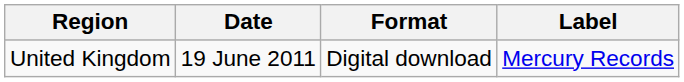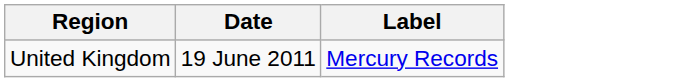- column: (409, 22)
